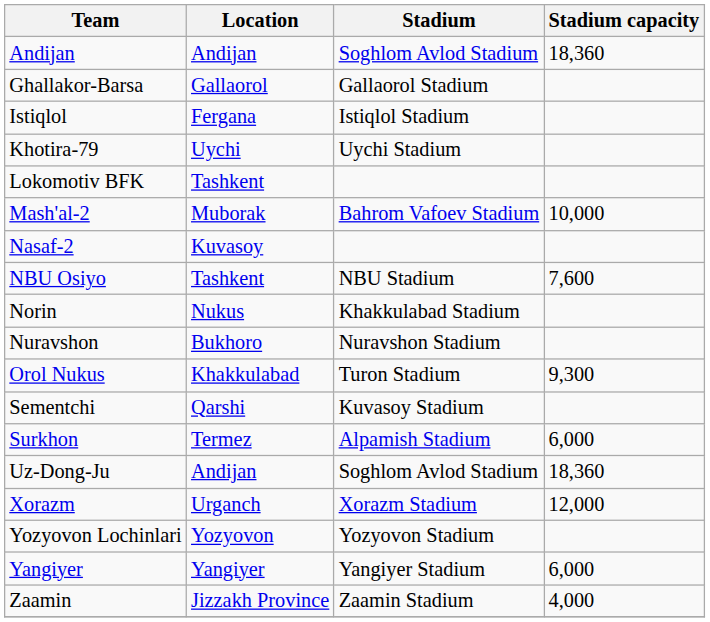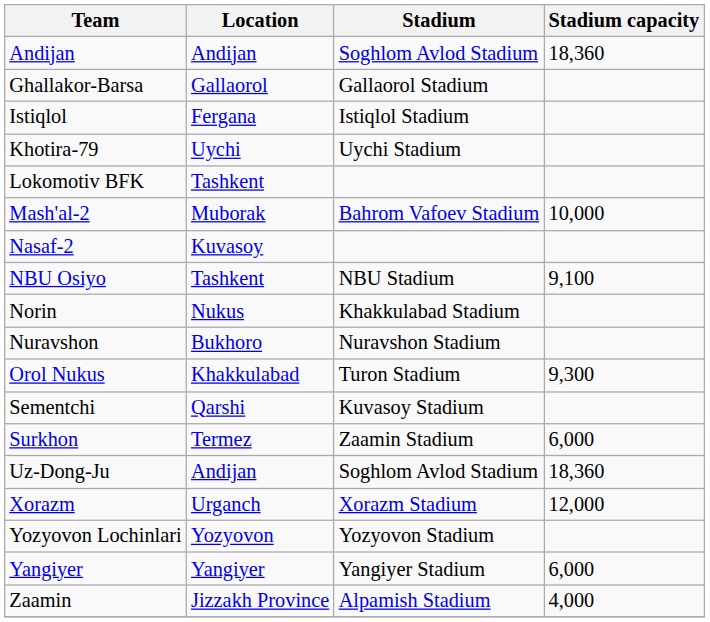(571, 278) 7,600 -> (571, 278) 9,100
(415, 439) Alpamish Stadium -> (406, 439) Zaamin Stadium
(406, 600) Zaamin Stadium -> (415, 600) Alpamish Stadium
